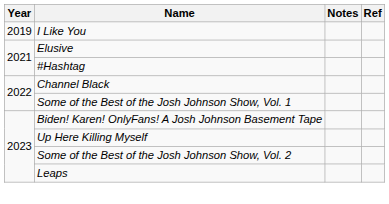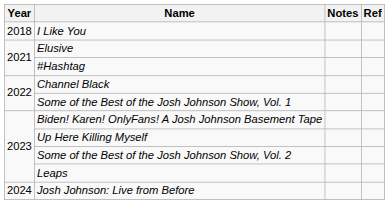(19, 31) 2019 -> (19, 31) 2018
+ row: (116, 191)
